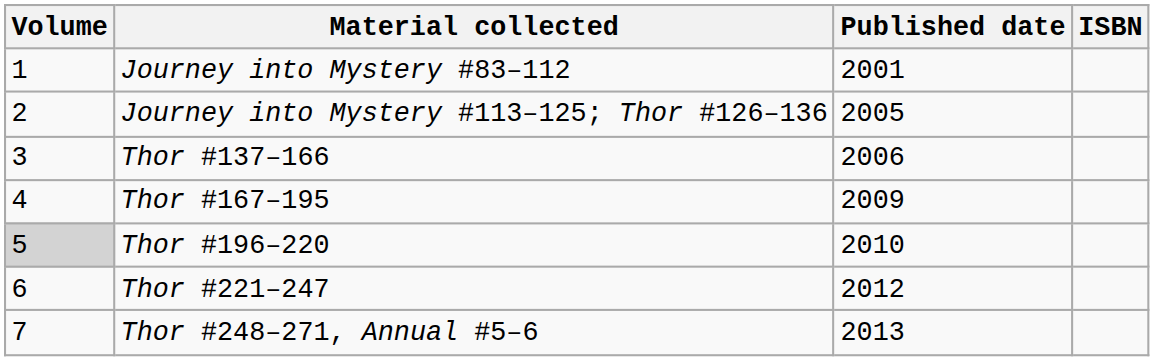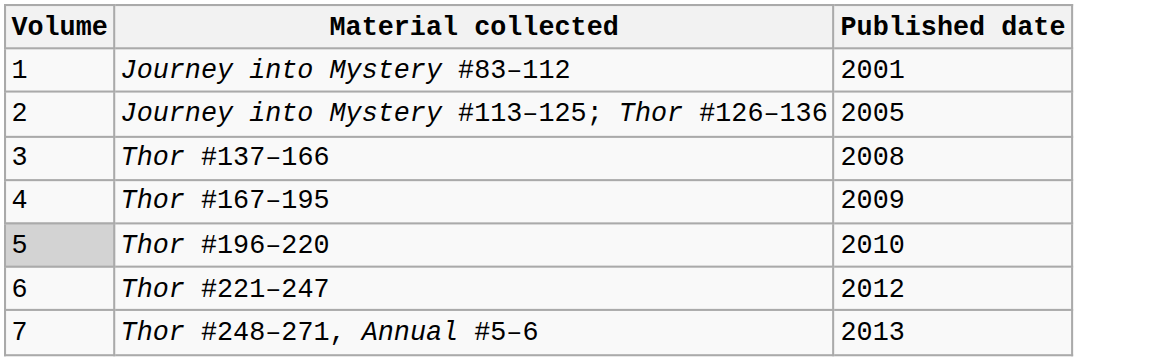- column: (1110, 27)
(873, 158) 2006 -> (873, 158) 2008
